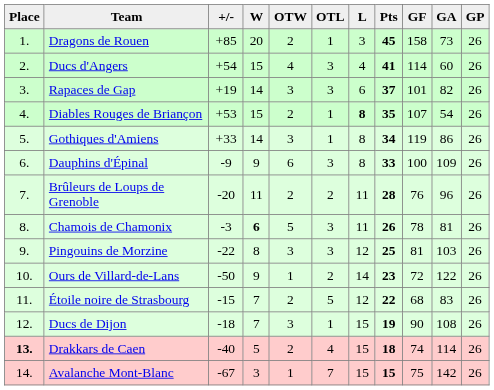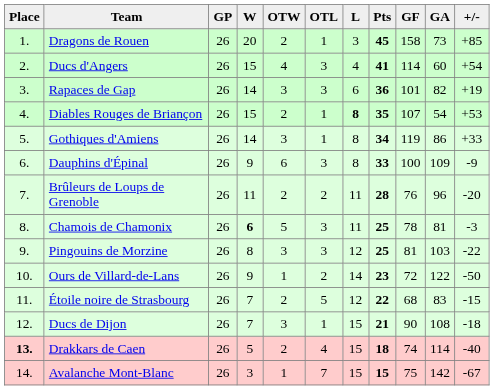columns swapped: (475, 16) <-> (226, 16)
(389, 89) 37 -> (382, 89) 36
(389, 226) 26 -> (382, 226) 25
(389, 324) 19 -> (382, 324) 21
